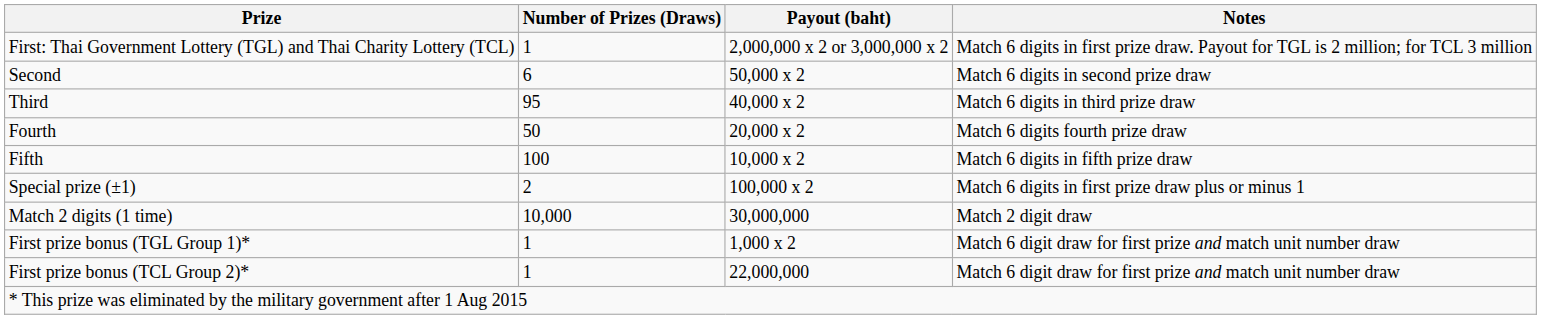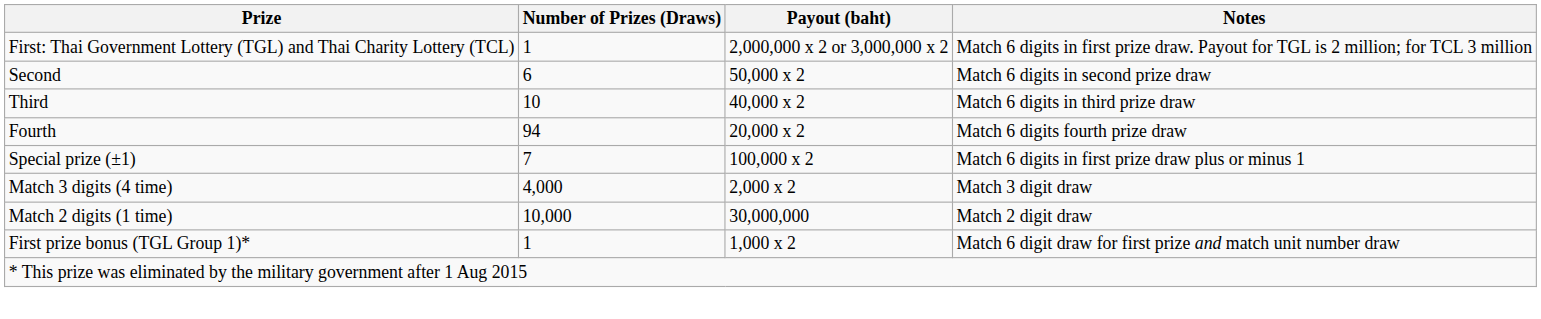(532, 103) 95 -> (532, 103) 10
(532, 131) 50 -> (532, 131) 94
- row: (26, 159)
(527, 187) 2 -> (527, 159) 7
+ row: (91, 187)
- row: (129, 272)
